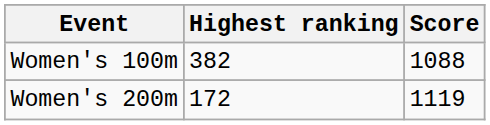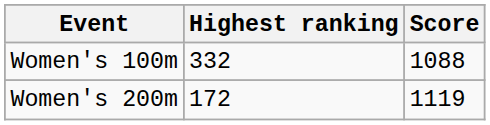(210, 62) 382 -> (210, 62) 332
